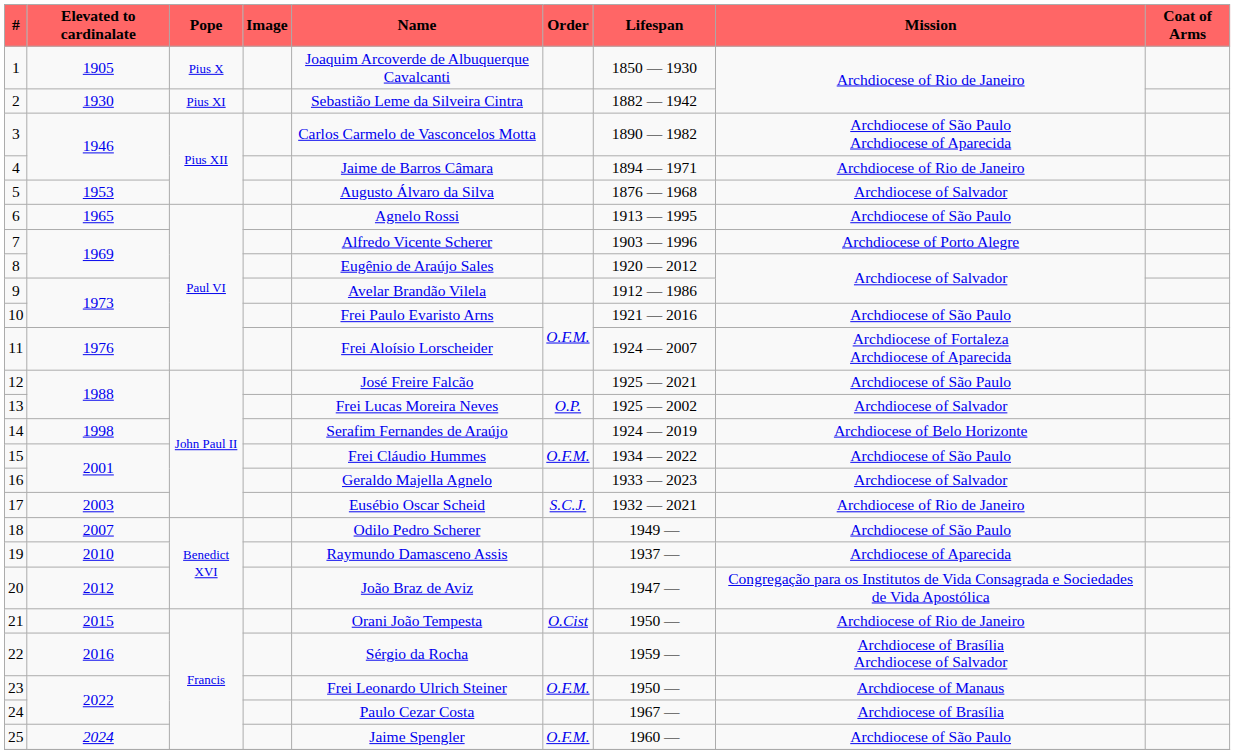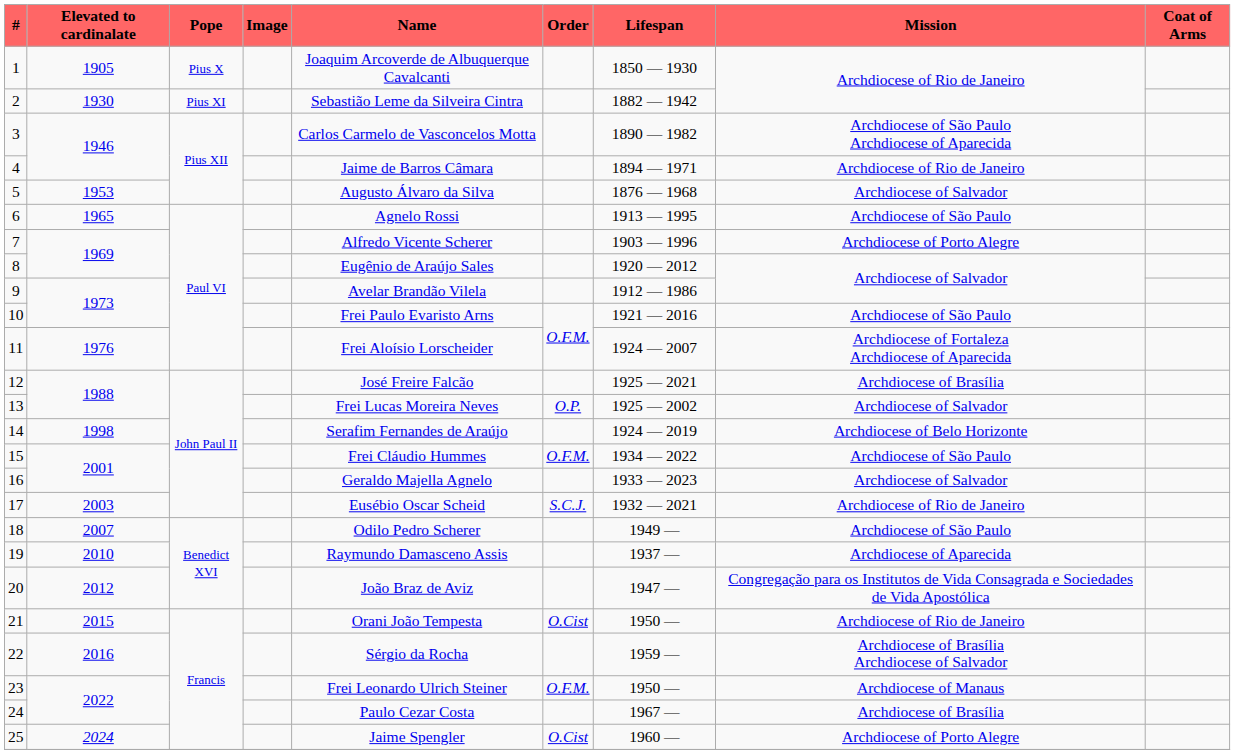(931, 382) Archdiocese of São Paulo -> (931, 382) Archdiocese of Brasília
(568, 736) O.F.M. -> (568, 736) O.Cist
(931, 736) Archdiocese of São Paulo -> (931, 736) Archdiocese of Porto Alegre
